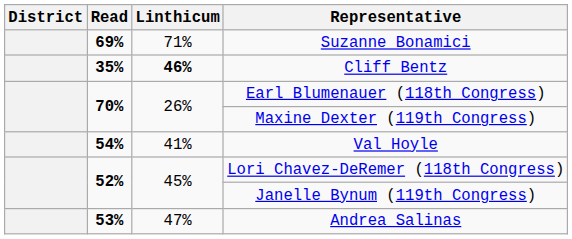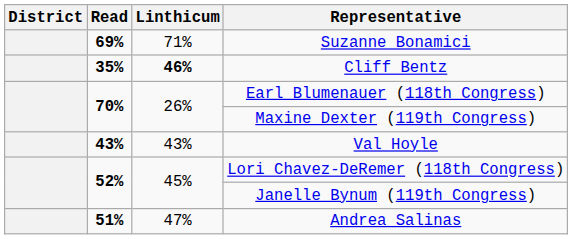(109, 144) 54% -> (109, 144) 43%
(178, 144) 41% -> (178, 144) 43%
(109, 221) 53% -> (109, 221) 51%
